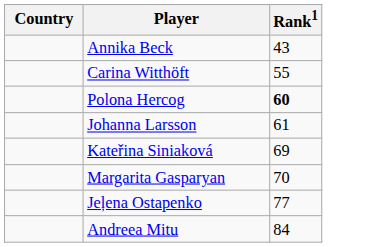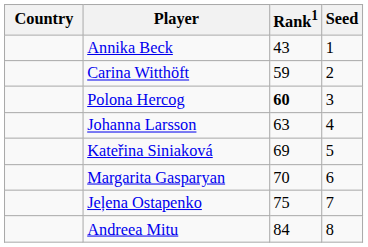+ column: (342, 19)
(281, 73) 55 -> (281, 73) 59
(281, 125) 61 -> (281, 125) 63
(281, 203) 77 -> (281, 203) 75
